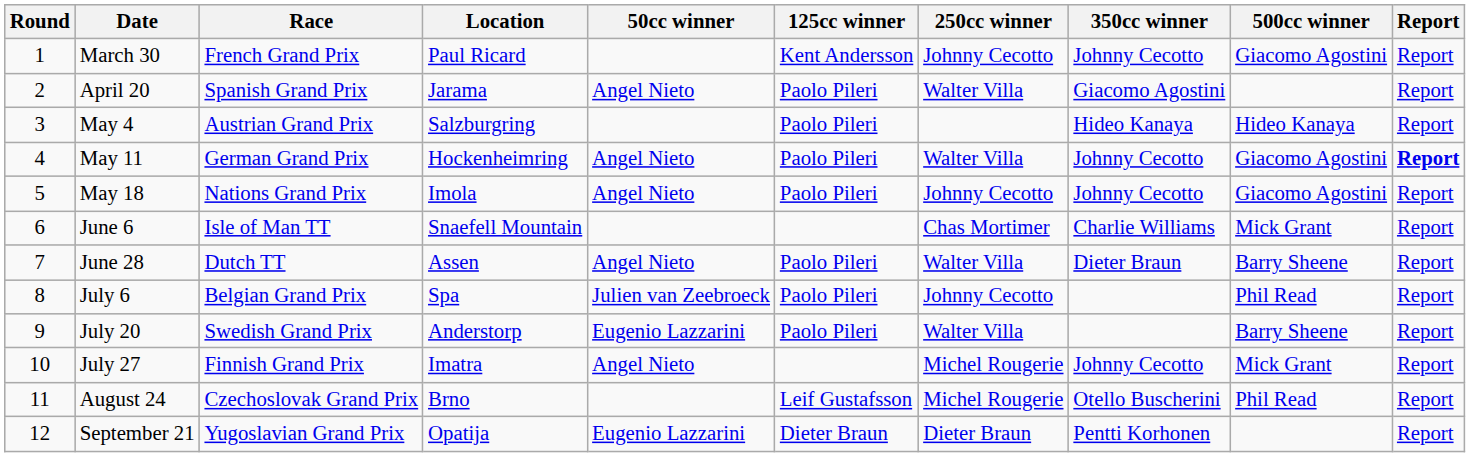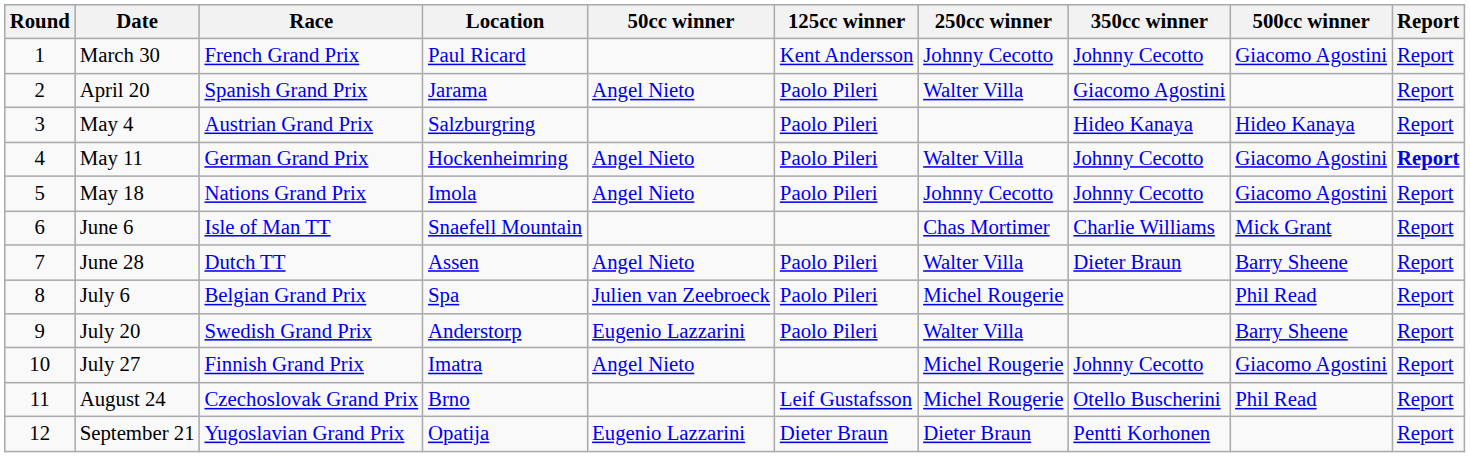(988, 295) Johnny Cecotto -> (993, 295) Michel Rougerie
(1283, 364) Mick Grant -> (1311, 364) Giacomo Agostini
